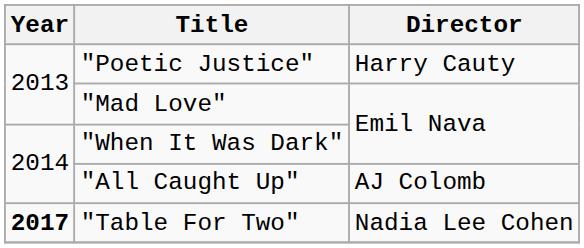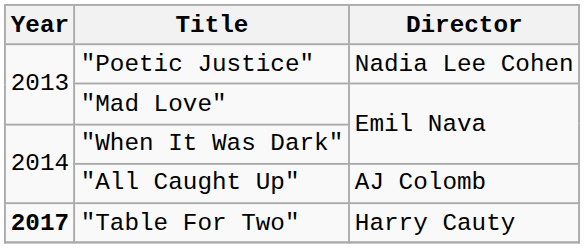(435, 64) Harry Cauty -> (464, 64) Nadia Lee Cohen
(464, 223) Nadia Lee Cohen -> (435, 223) Harry Cauty
